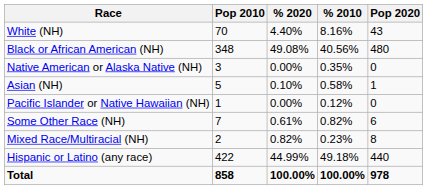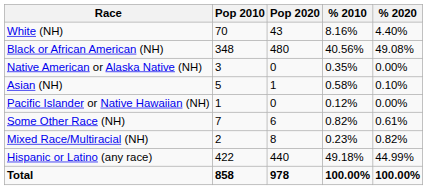columns swapped: (395, 13) <-> (292, 13)
